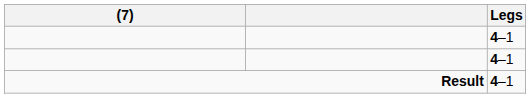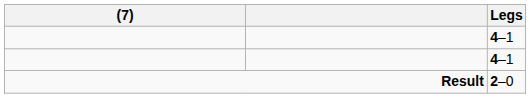(502, 81) 4–1 -> (502, 81) 2–0
